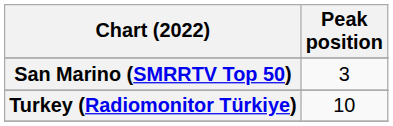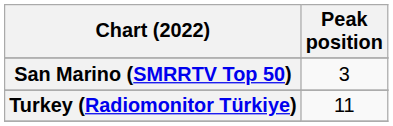(344, 105) 10 -> (344, 105) 11
